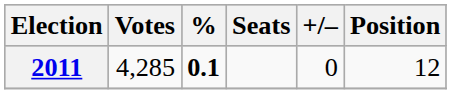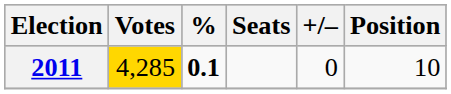(146, 66) no background -> (146, 66) gold background
(427, 66) 12 -> (427, 66) 10
